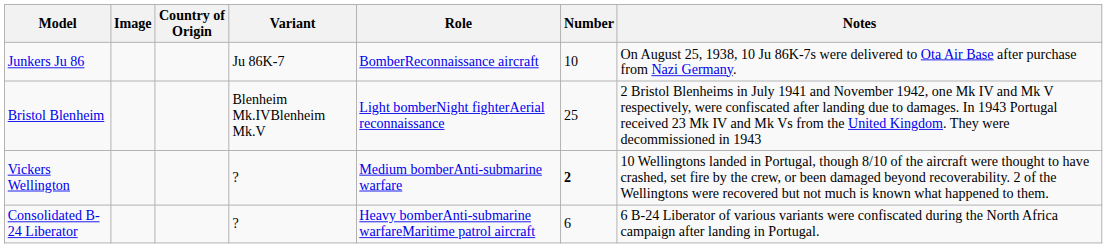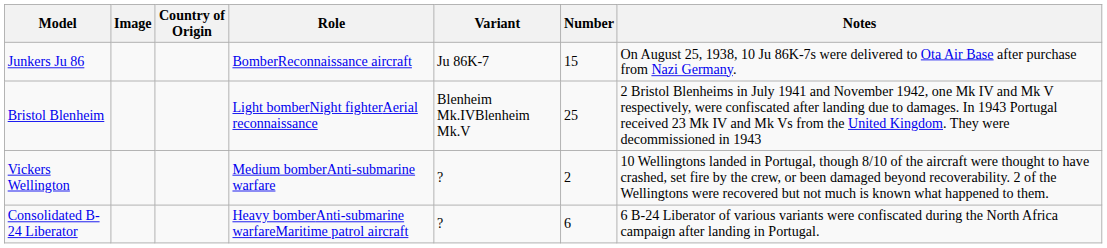columns swapped: (458, 23) <-> (293, 23)
(571, 61) 10 -> (571, 61) 15
(567, 177) bold -> (567, 177) normal
